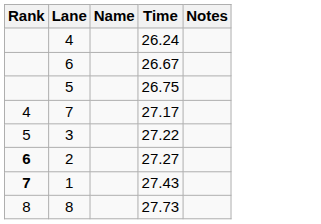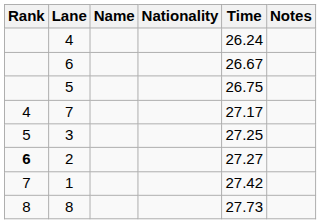+ column: (180, 16)
(160, 135) 27.22 -> (244, 135) 27.25
(26, 183) bold -> (26, 183) normal
(160, 183) 27.43 -> (244, 183) 27.42
